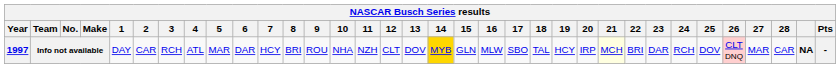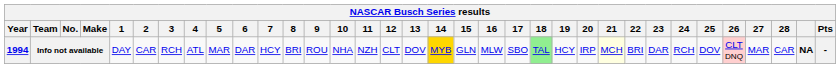(18, 50) 1997 -> (18, 50) 1994
(541, 50) no background -> (541, 50) lightgreen background
